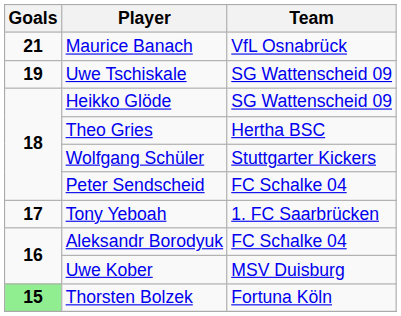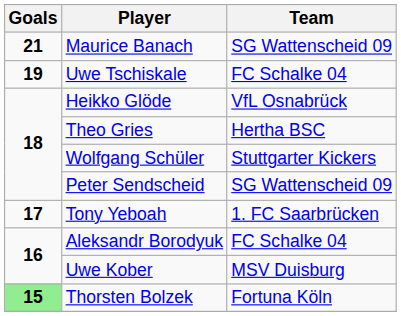(289, 46) VfL Osnabrück -> (312, 46) SG Wattenscheid 09
(312, 74) SG Wattenscheid 09 -> (289, 74) FC Schalke 04
(312, 102) SG Wattenscheid 09 -> (289, 102) VfL Osnabrück
(289, 185) FC Schalke 04 -> (312, 185) SG Wattenscheid 09
